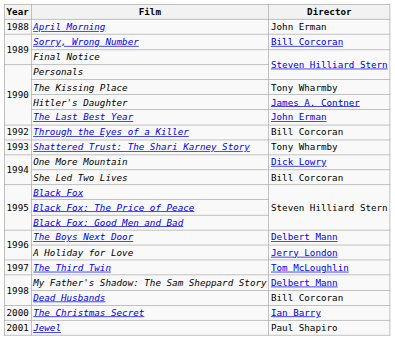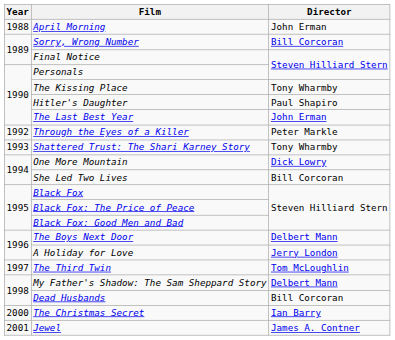(315, 102) James A. Contner -> (304, 102) Paul Shapiro
(307, 132) Bill Corcoran -> (304, 132) Peter Markle
(304, 328) Paul Shapiro -> (315, 328) James A. Contner
